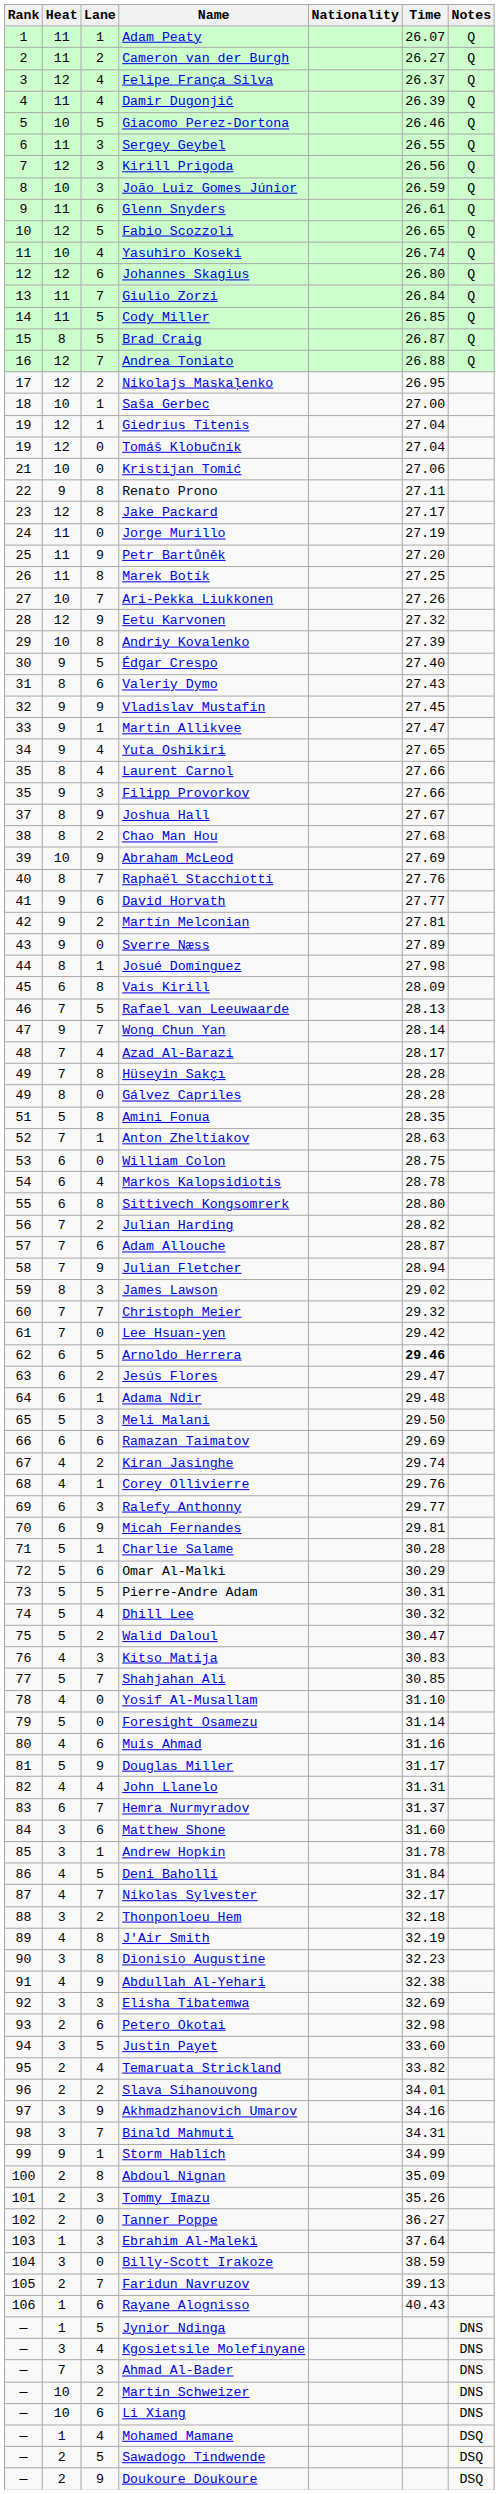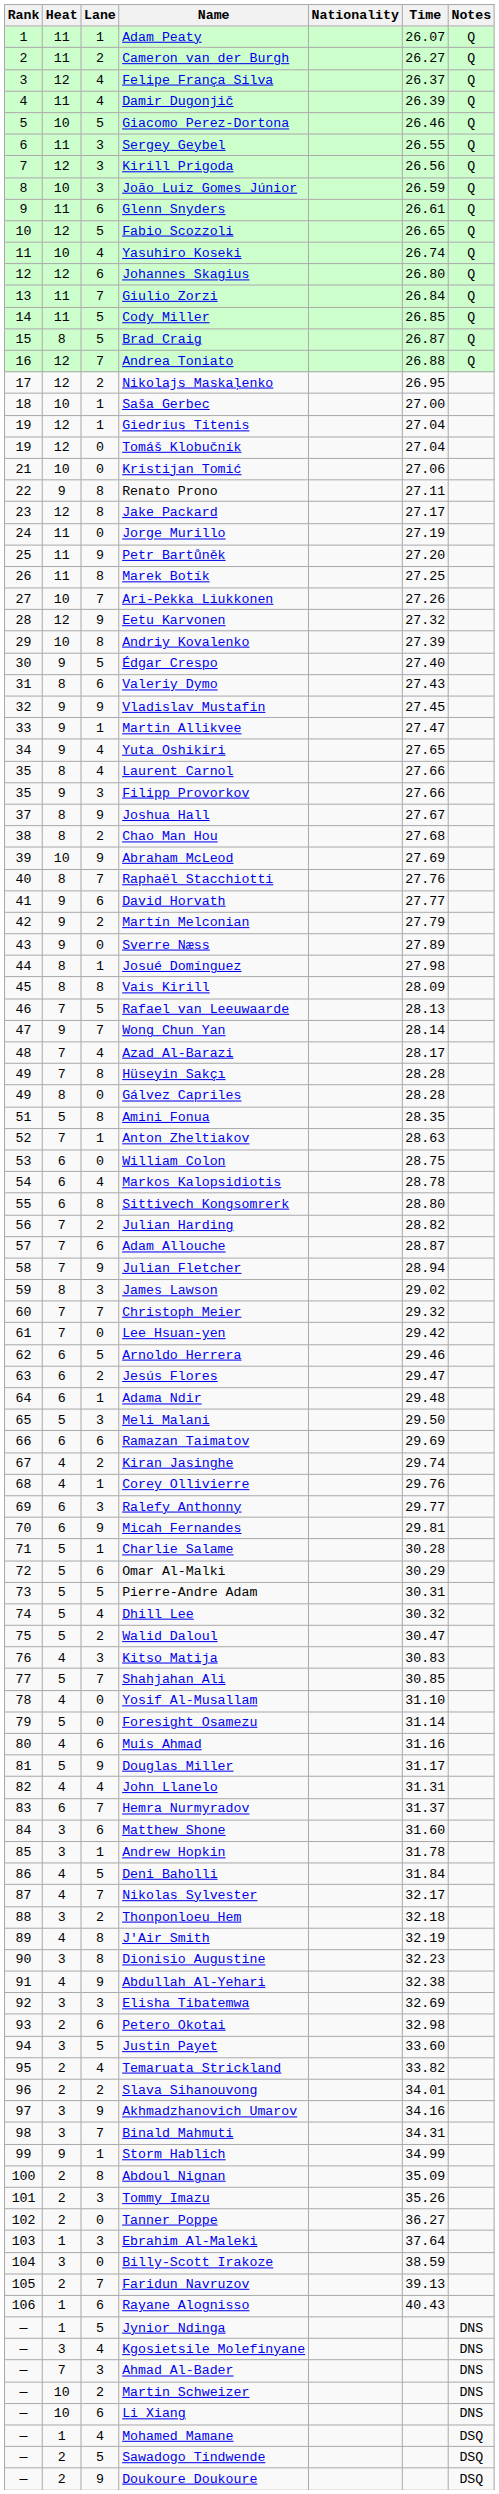(425, 923) 27.81 -> (425, 923) 27.79
(62, 988) 6 -> (62, 988) 8
(425, 1355) bold -> (425, 1355) normal
